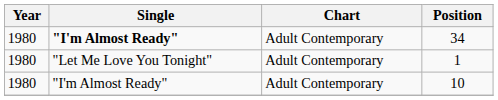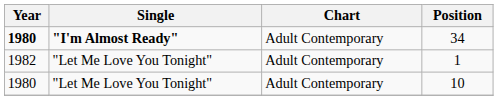(22, 38) normal -> (22, 38) bold
(22, 60) 1980 -> (22, 60) 1982
(110, 83) "I'm Almost Ready" -> (132, 83) "Let Me Love You Tonight"
